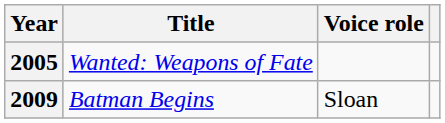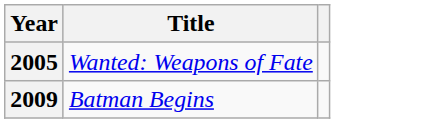- column: (374, 23)
